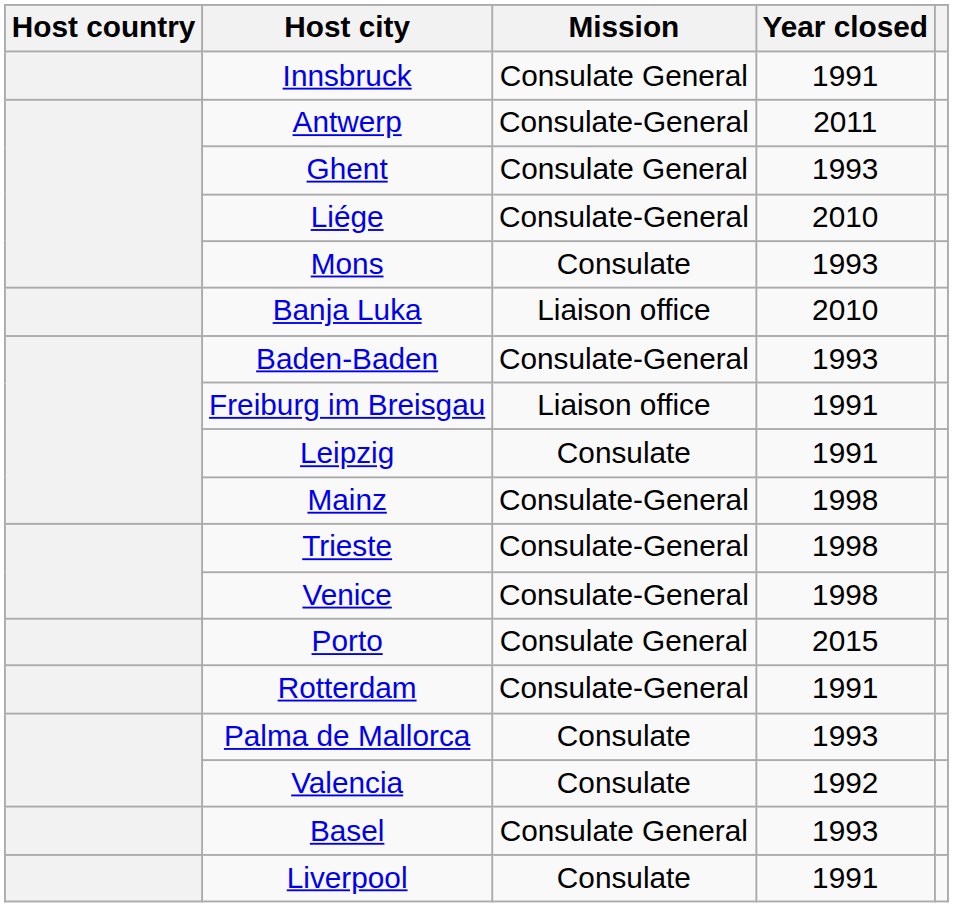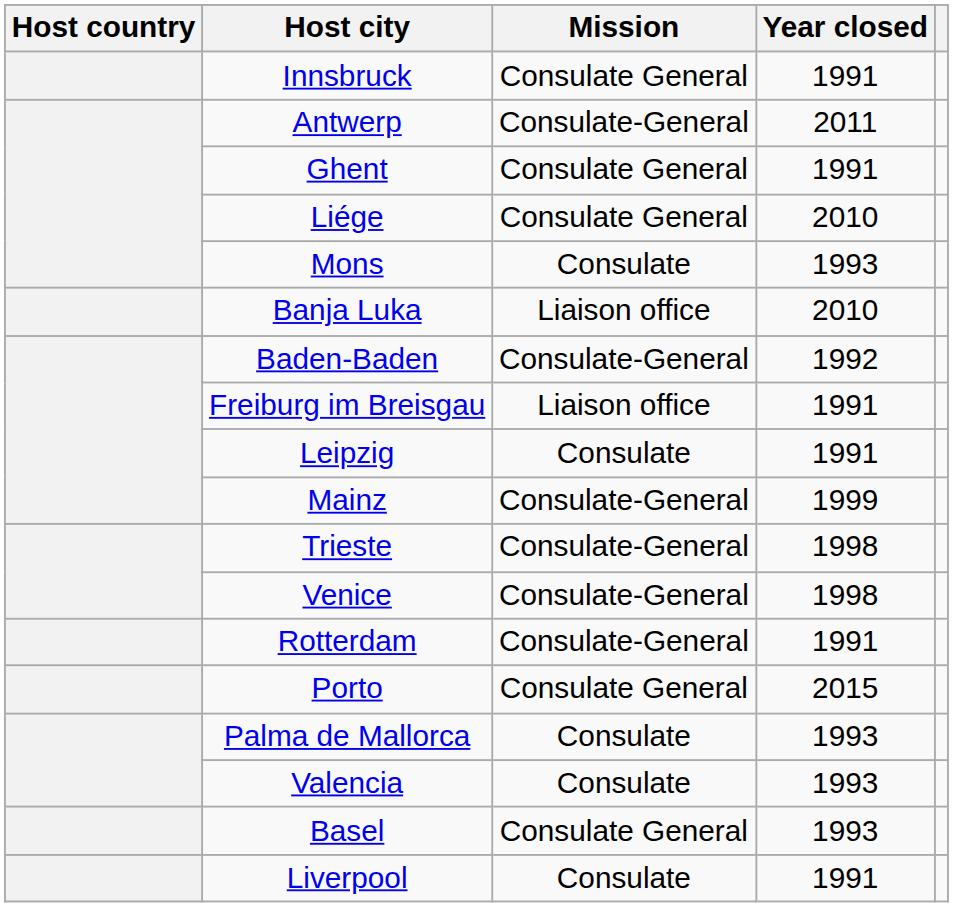(845, 169) 1993 -> (845, 169) 1991
(624, 216) Consulate-General -> (624, 216) Consulate General
(845, 358) 1993 -> (845, 358) 1992
(845, 500) 1998 -> (845, 500) 1999
rows swapped: (347, 688) <-> (347, 641)
(845, 783) 1992 -> (845, 783) 1993
